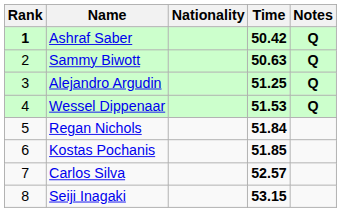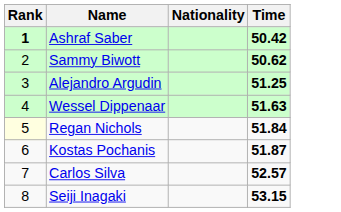- column: (313, 15)
(269, 60) 50.63 -> (269, 60) 50.62
(269, 106) 51.53 -> (269, 106) 51.63
(25, 128) no background -> (25, 128) lightyellow background
(269, 151) 51.85 -> (269, 151) 51.87
